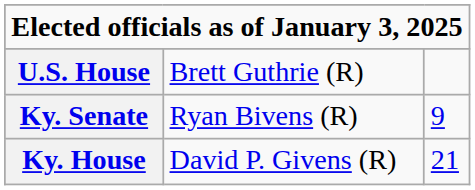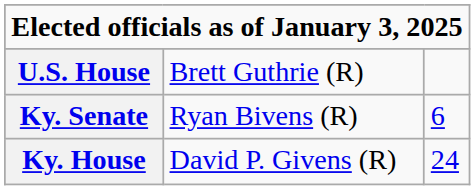(438, 116) 9 -> (438, 116) 6
(445, 160) 21 -> (445, 160) 24
